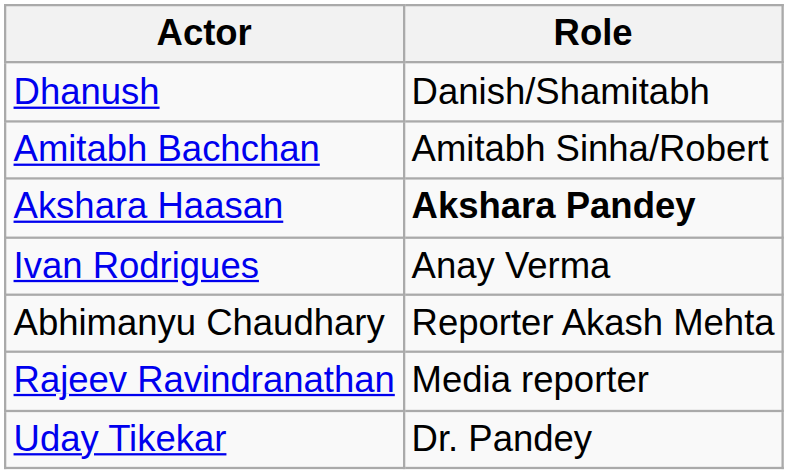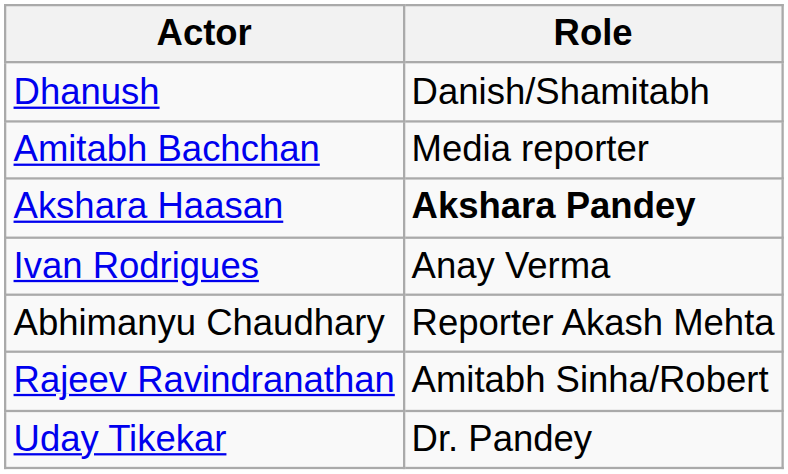(590, 149) Amitabh Sinha/Robert -> (530, 149) Media reporter
(530, 380) Media reporter -> (590, 380) Amitabh Sinha/Robert
